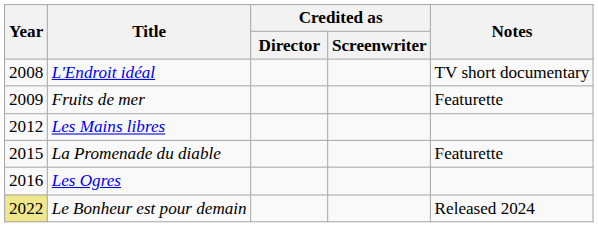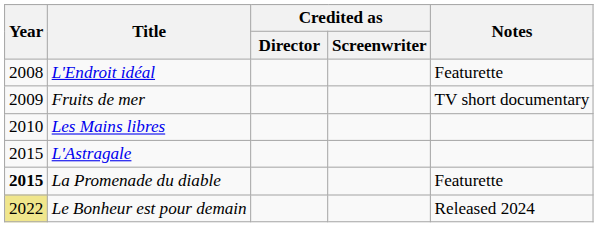(512, 72) TV short documentary -> (469, 72) Featurette
(469, 99) Featurette -> (512, 99) TV short documentary
(26, 126) 2012 -> (26, 126) 2010
+ row: (92, 153)
(26, 153) normal -> (26, 180) bold
- row: (86, 180)
